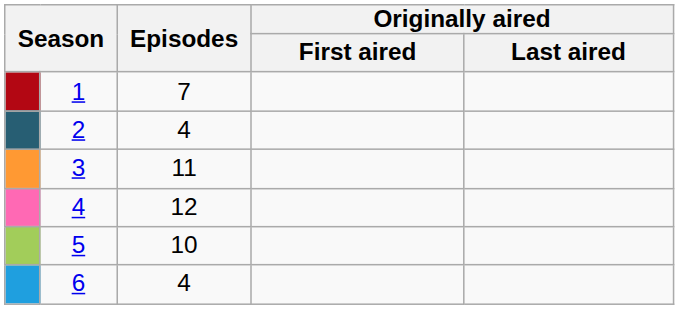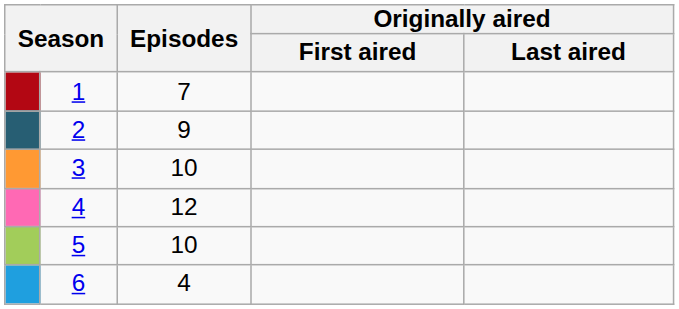(184, 129) 4 -> (184, 129) 9
(184, 168) 11 -> (184, 168) 10
